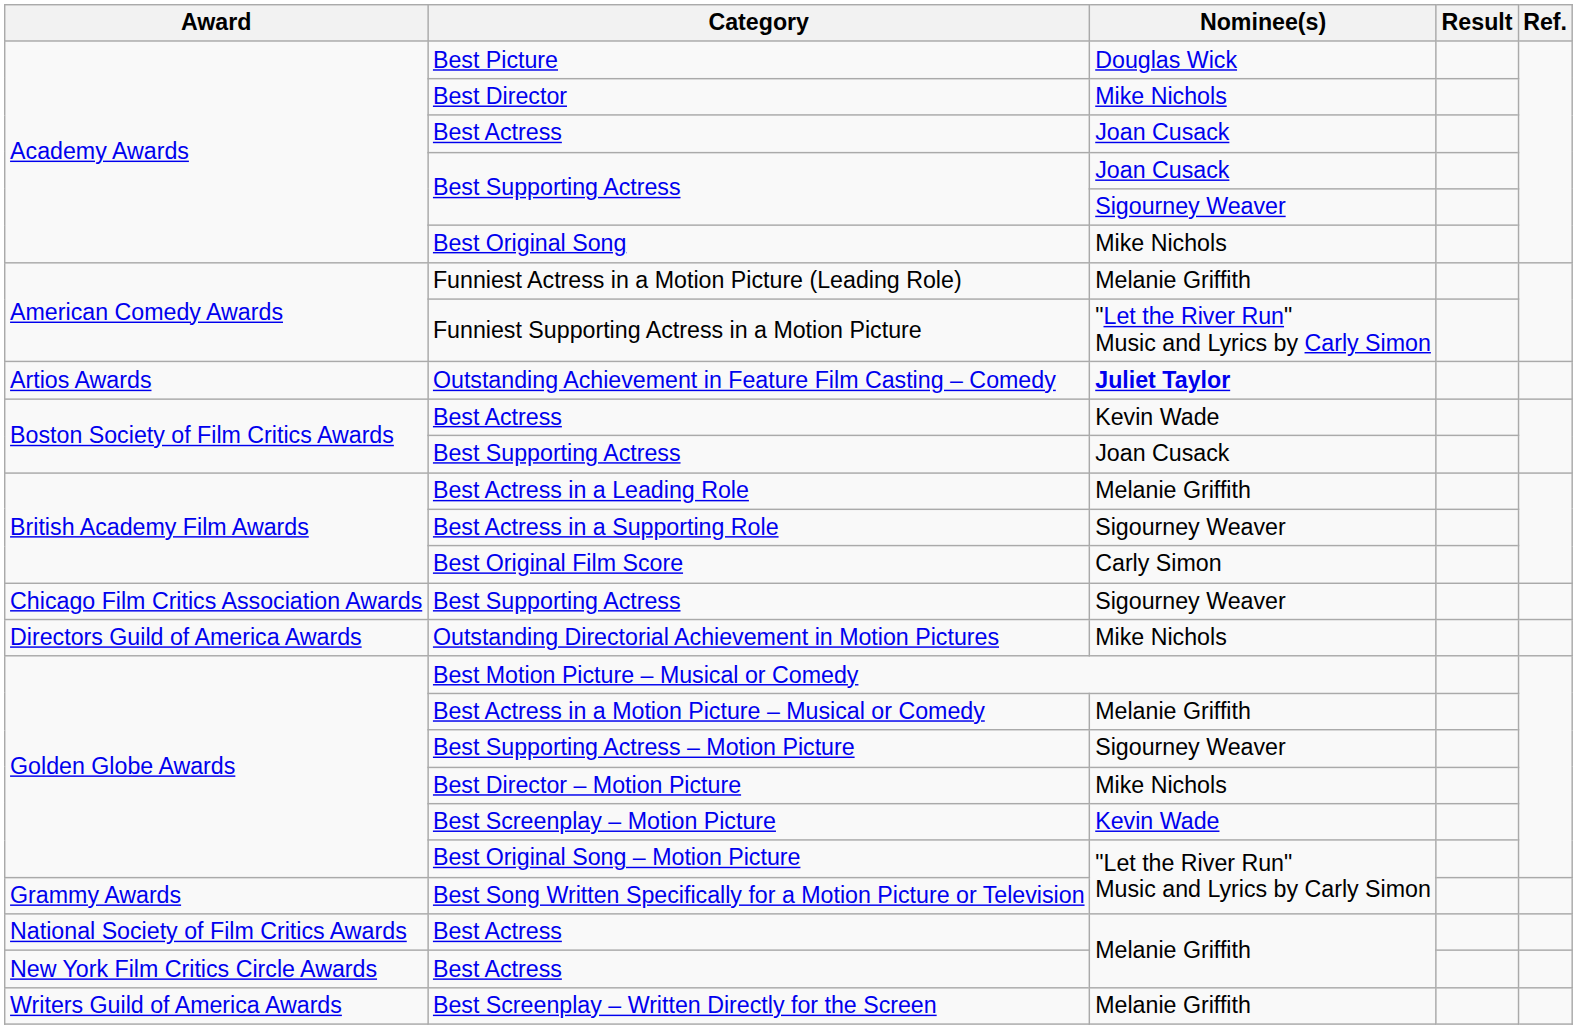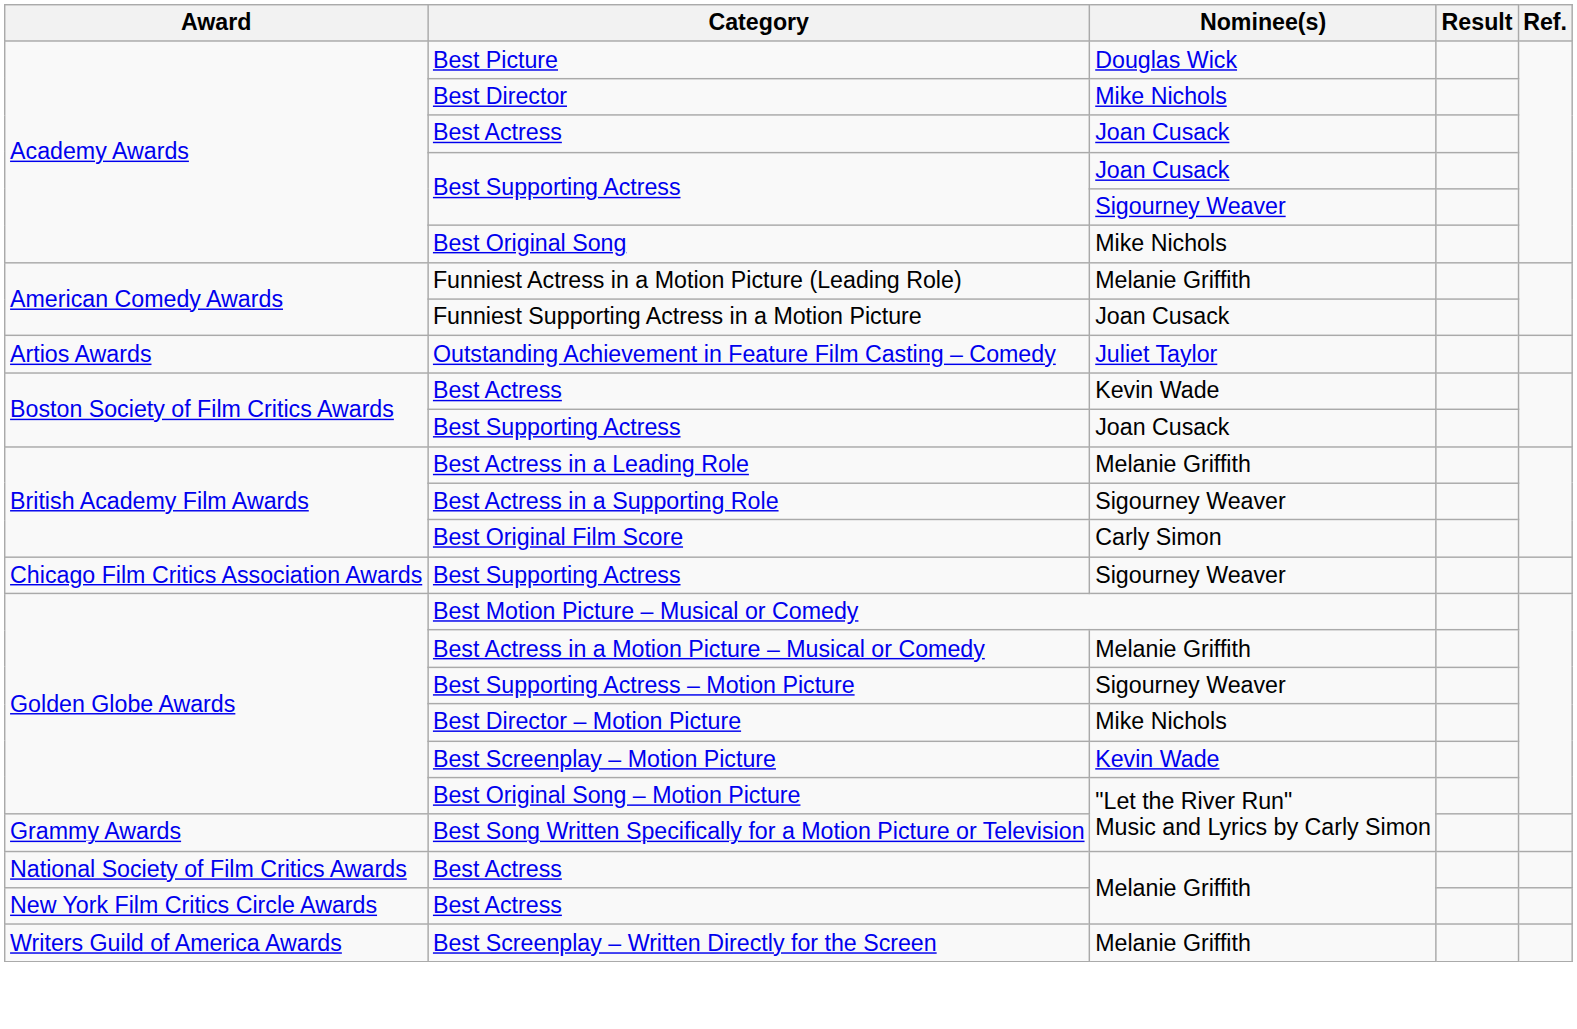(1263, 330) "Let the River Run" Music and Lyrics by Carly Simon -> (1162, 317) Joan Cusack
(1163, 380) bold -> (1156, 354) normal
- row: (186, 637)
